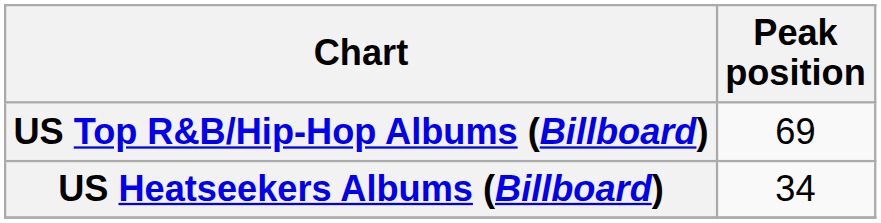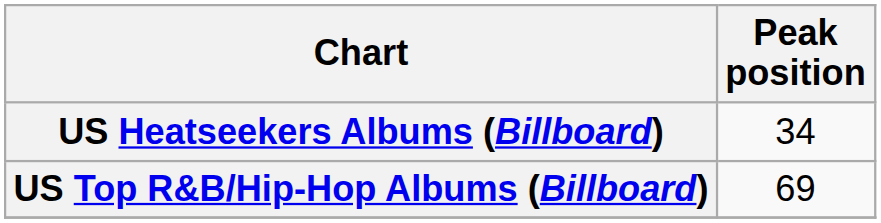rows swapped: (361, 188) <-> (361, 131)
